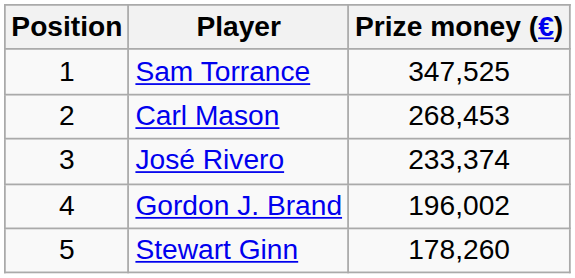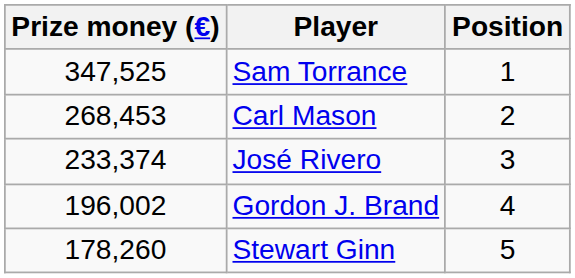columns swapped: (67, 26) <-> (459, 26)
